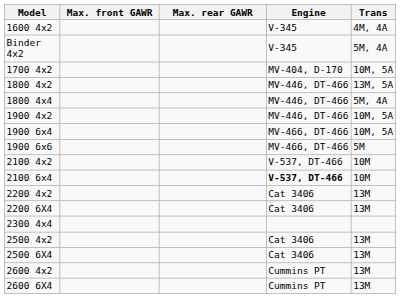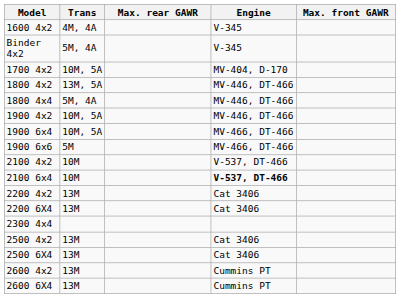columns swapped: (110, 12) <-> (373, 12)
